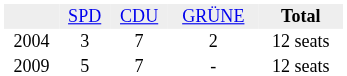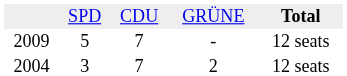rows swapped: (32, 66) <-> (32, 41)
